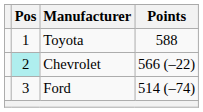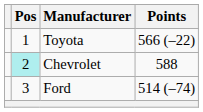(167, 40) 588 -> (167, 40) 566 (–22)
(167, 64) 566 (–22) -> (167, 64) 588
